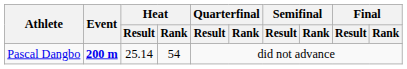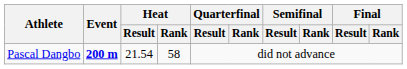(139, 54) 25.14 -> (139, 54) 21.54
(174, 54) 54 -> (174, 54) 58
